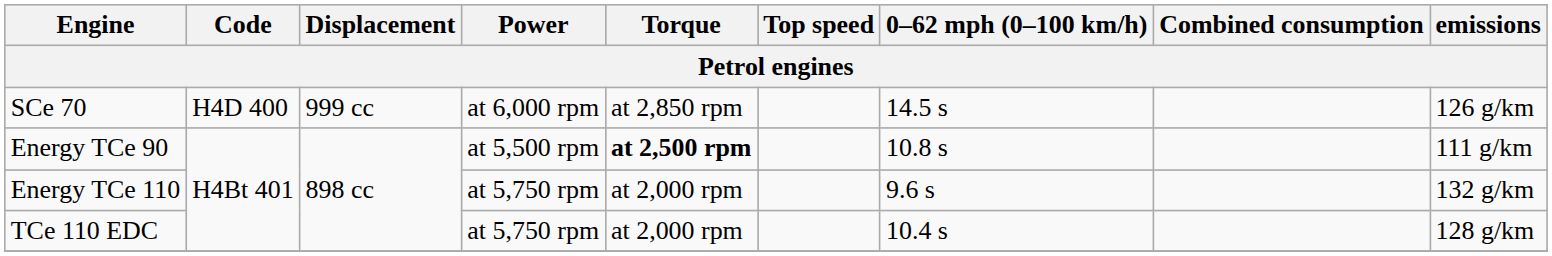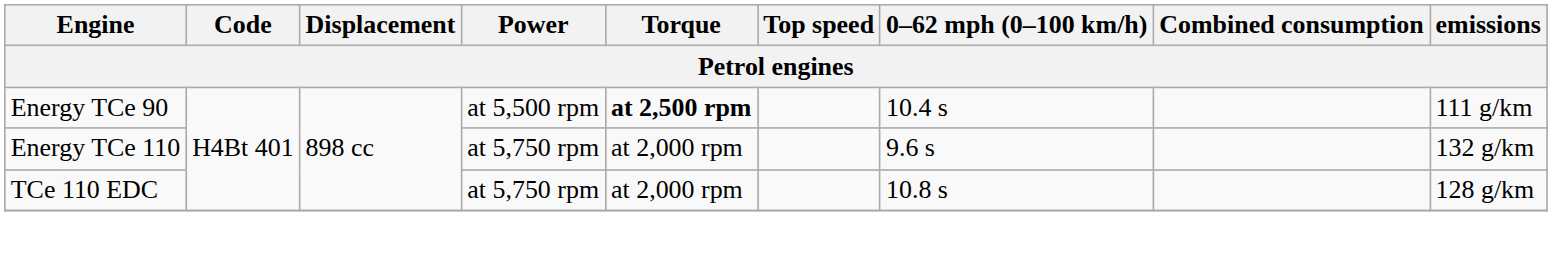- row: (49, 107)
(917, 148) 10.8 s -> (917, 107) 10.4 s
(917, 230) 10.4 s -> (917, 189) 10.8 s
